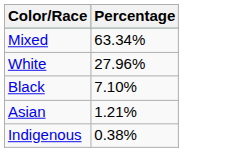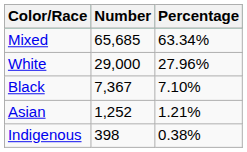+ column: (123, 16)
